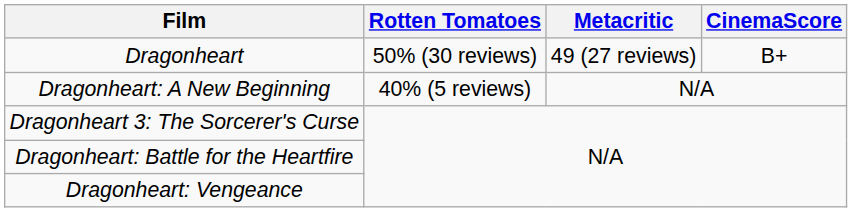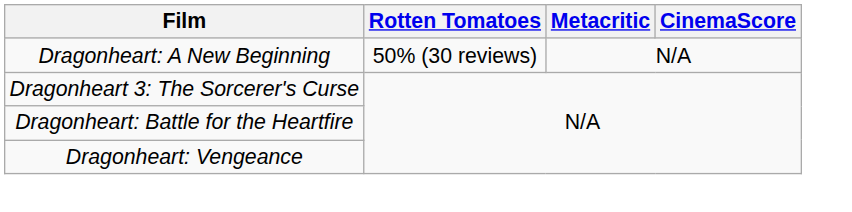- row: (184, 55)
(455, 88) 40% (5 reviews) -> (455, 55) 50% (30 reviews)
